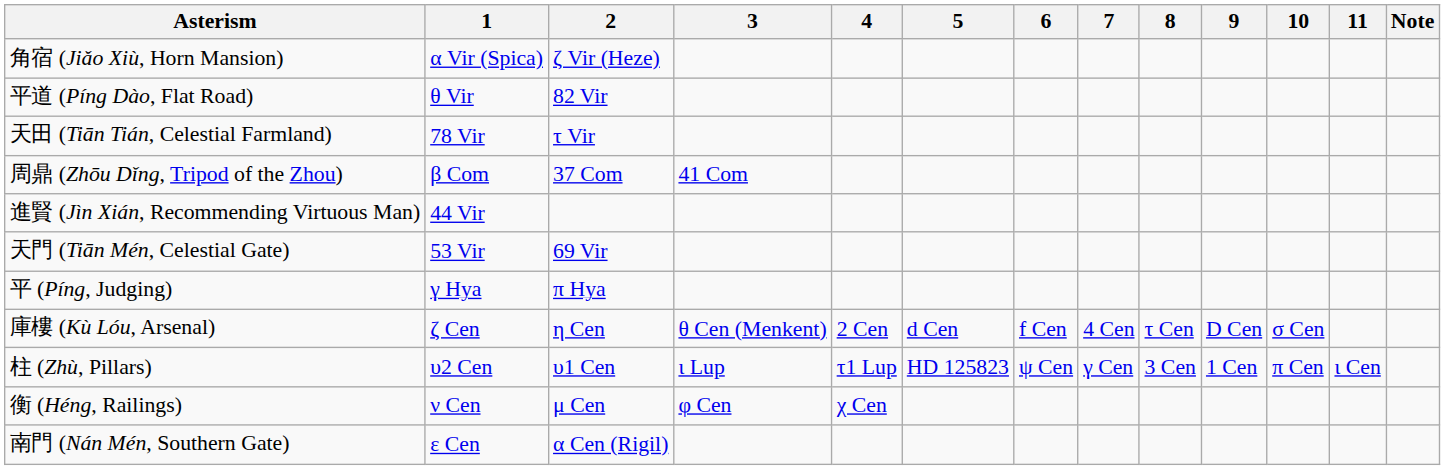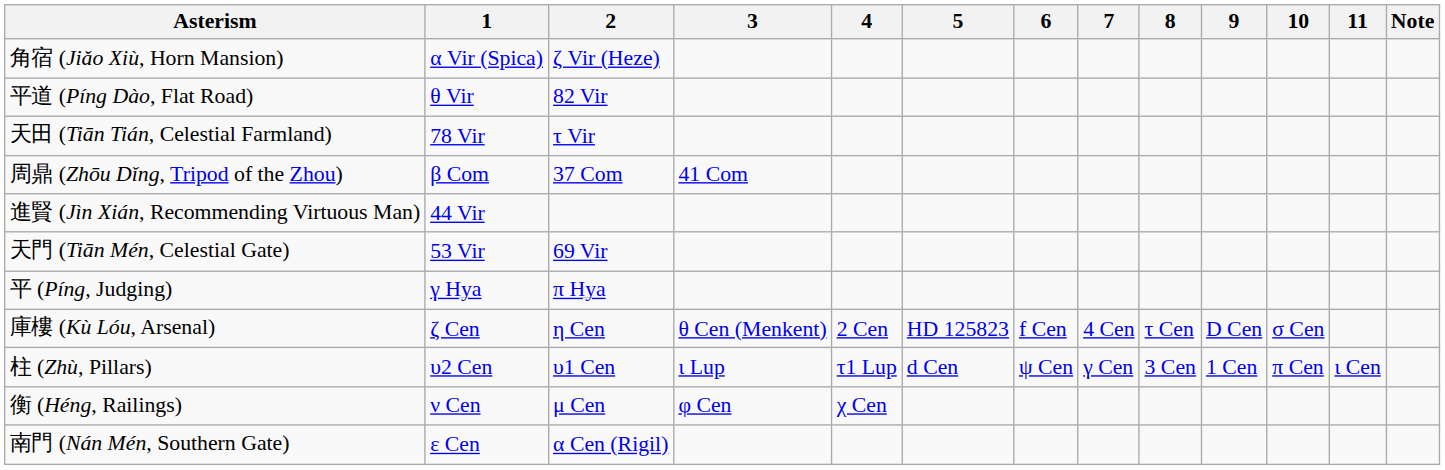(932, 328) d Cen -> (958, 328) HD 125823
(958, 367) HD 125823 -> (932, 367) d Cen
